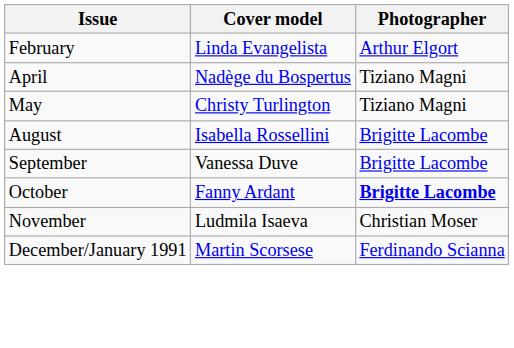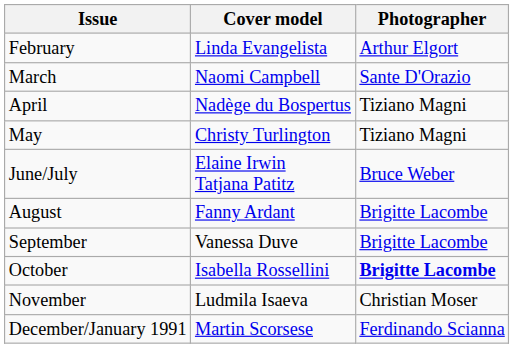+ row: (33, 76)
+ row: (43, 173)
(262, 134) Isabella Rossellini -> (245, 213) Fanny Ardant
(245, 192) Fanny Ardant -> (262, 270) Isabella Rossellini
